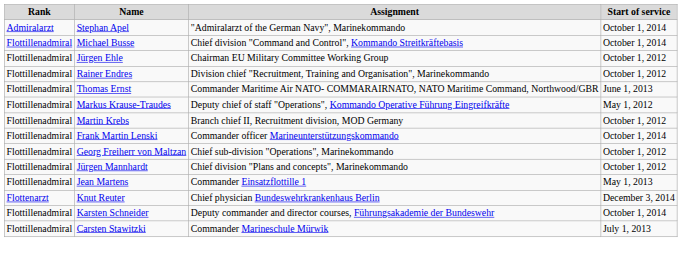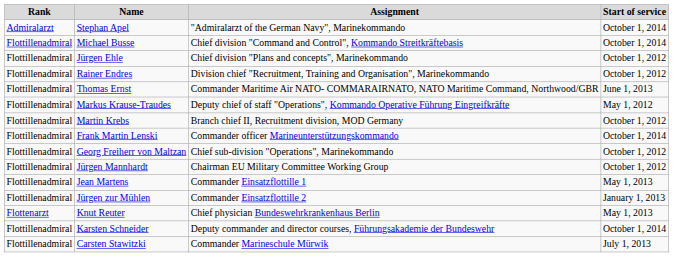(290, 58) Chairman EU Military Committee Working Group -> (299, 58) Chief division "Plans and concepts", Marinekommando
(299, 167) Chief division "Plans and concepts", Marinekommando -> (290, 167) Chairman EU Military Committee Working Group
+ row: (113, 197)
(639, 197) December 3, 2014 -> (628, 213) May 1, 2013
